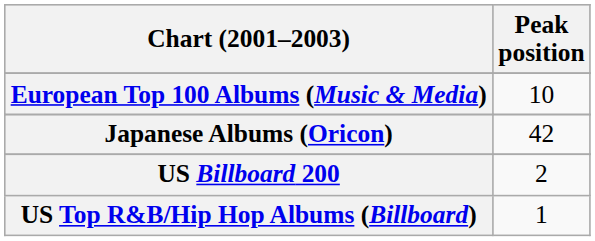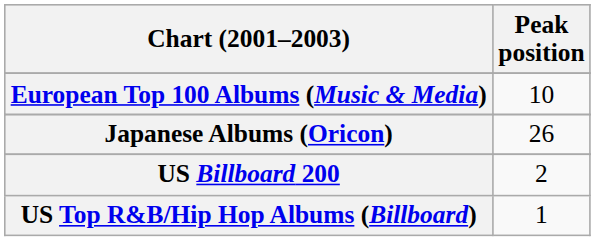(541, 133) 42 -> (541, 133) 26
